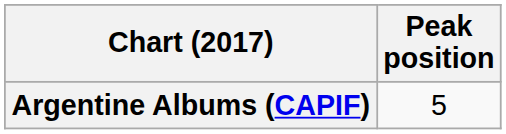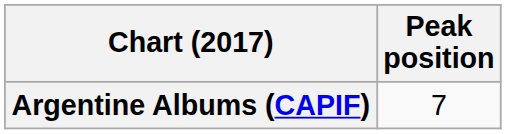(439, 104) 5 -> (439, 104) 7
